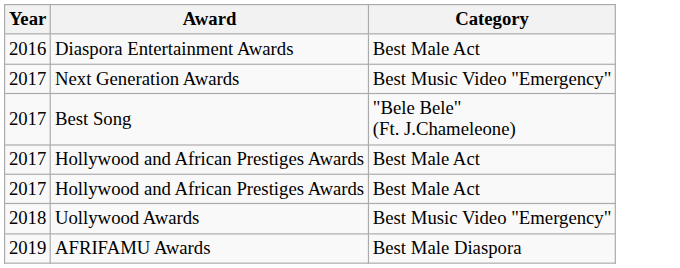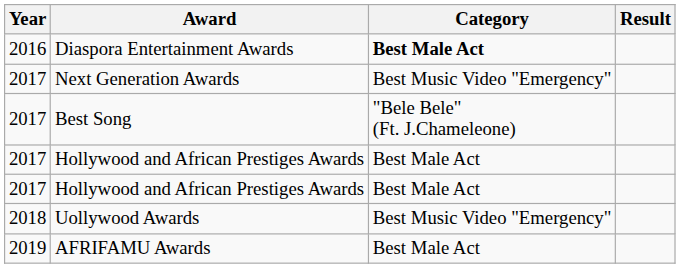+ column: (645, 19)
(426, 49) normal -> (428, 49) bold
(447, 248) Best Male Diaspora -> (426, 248) Best Male Act
